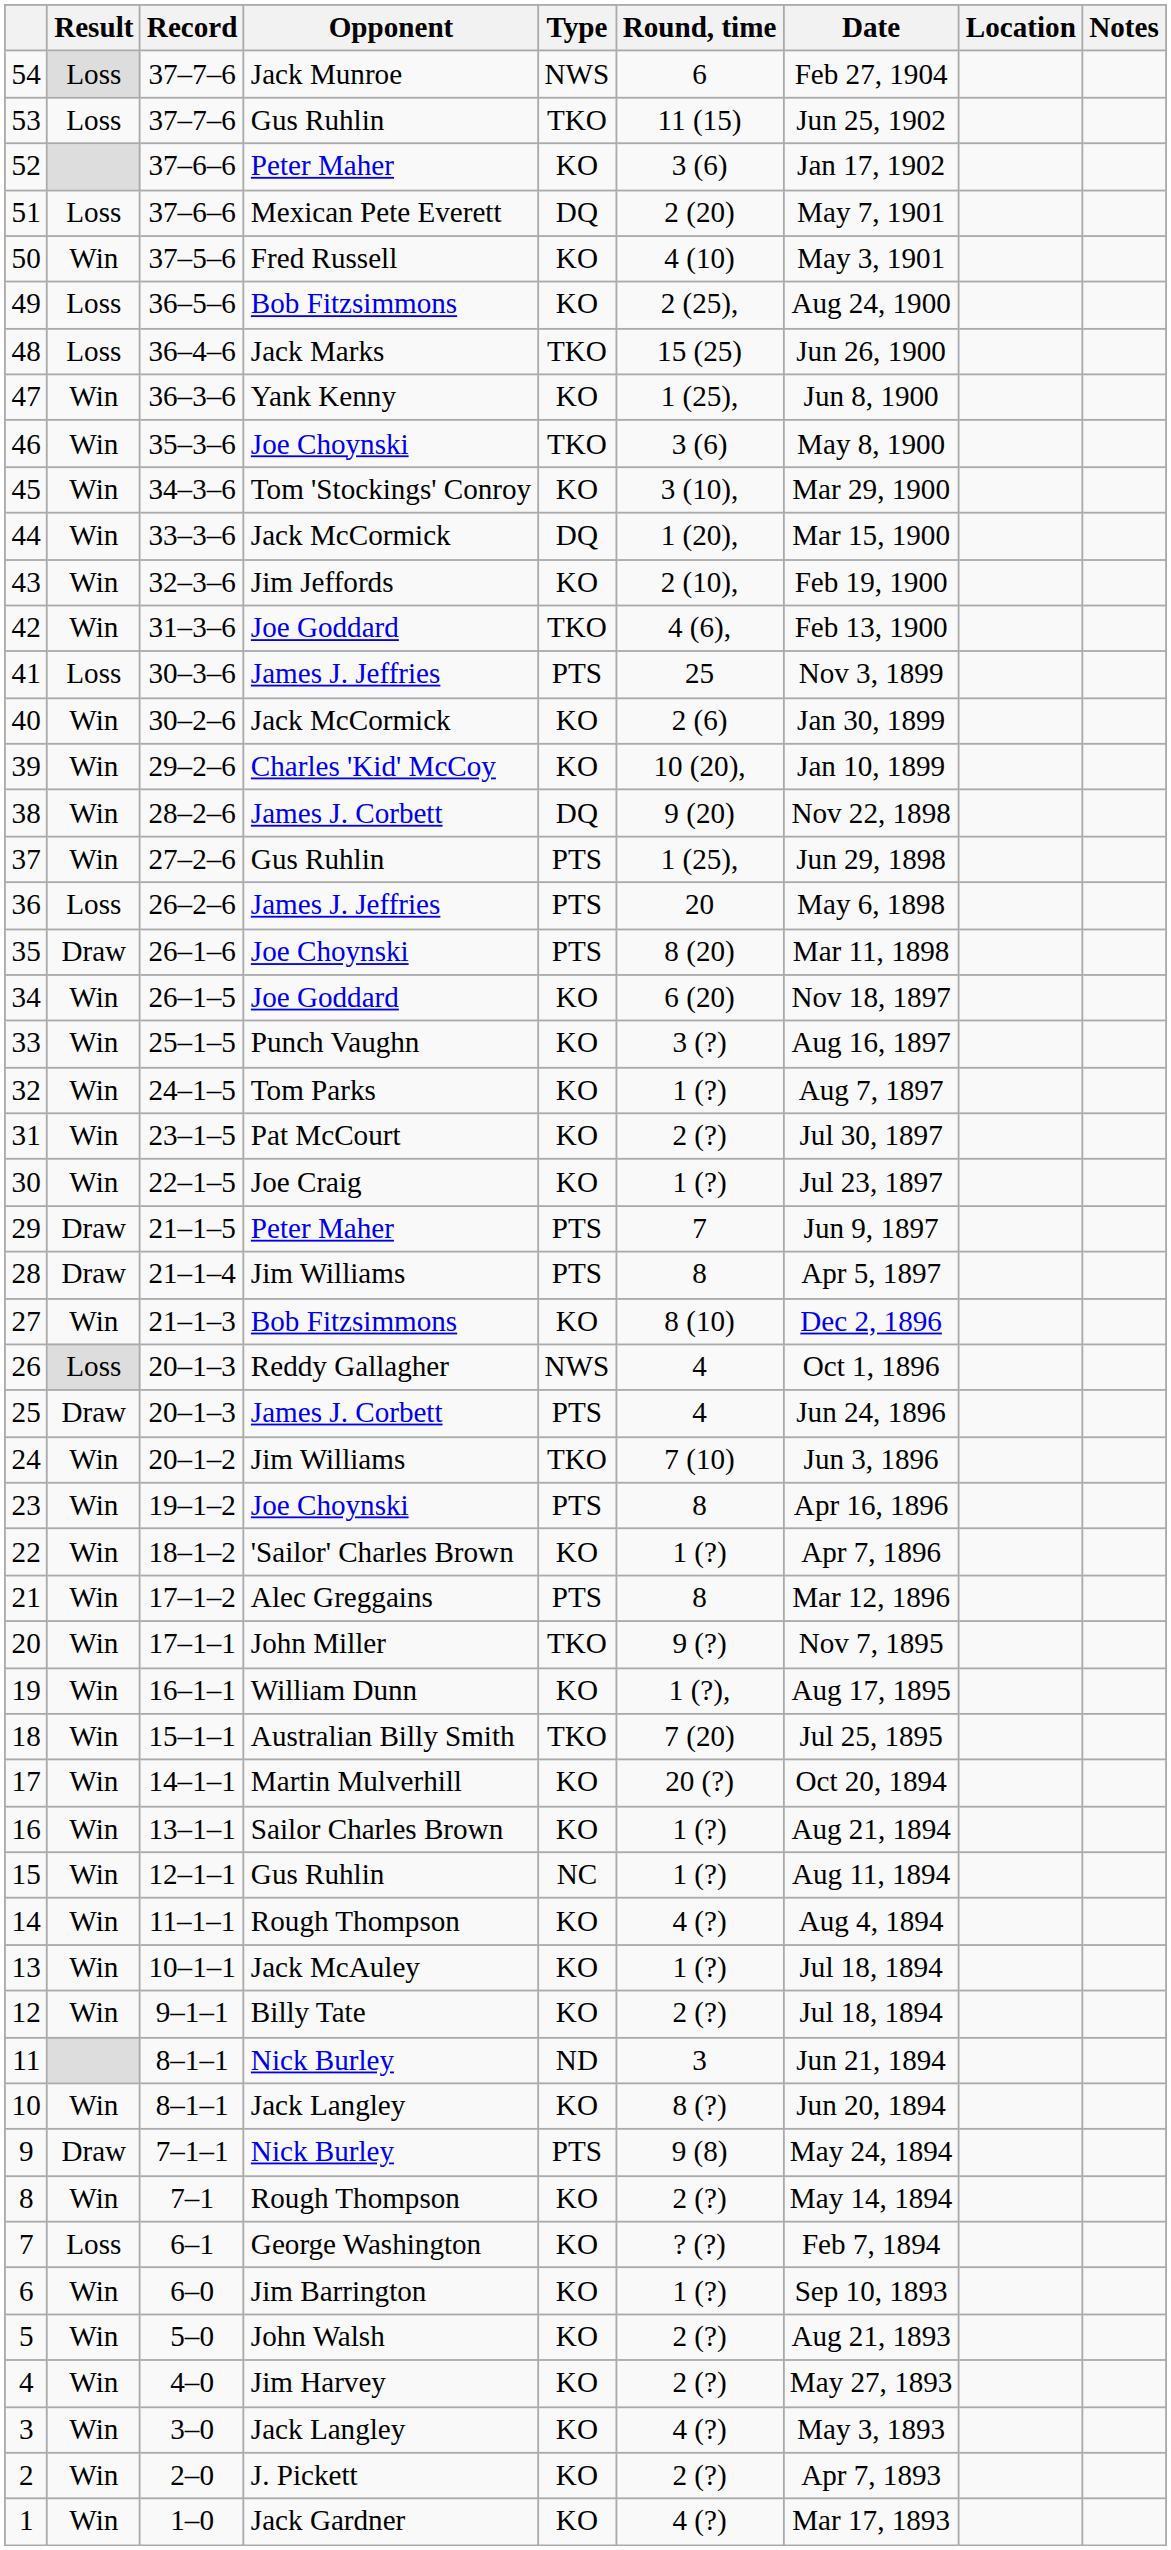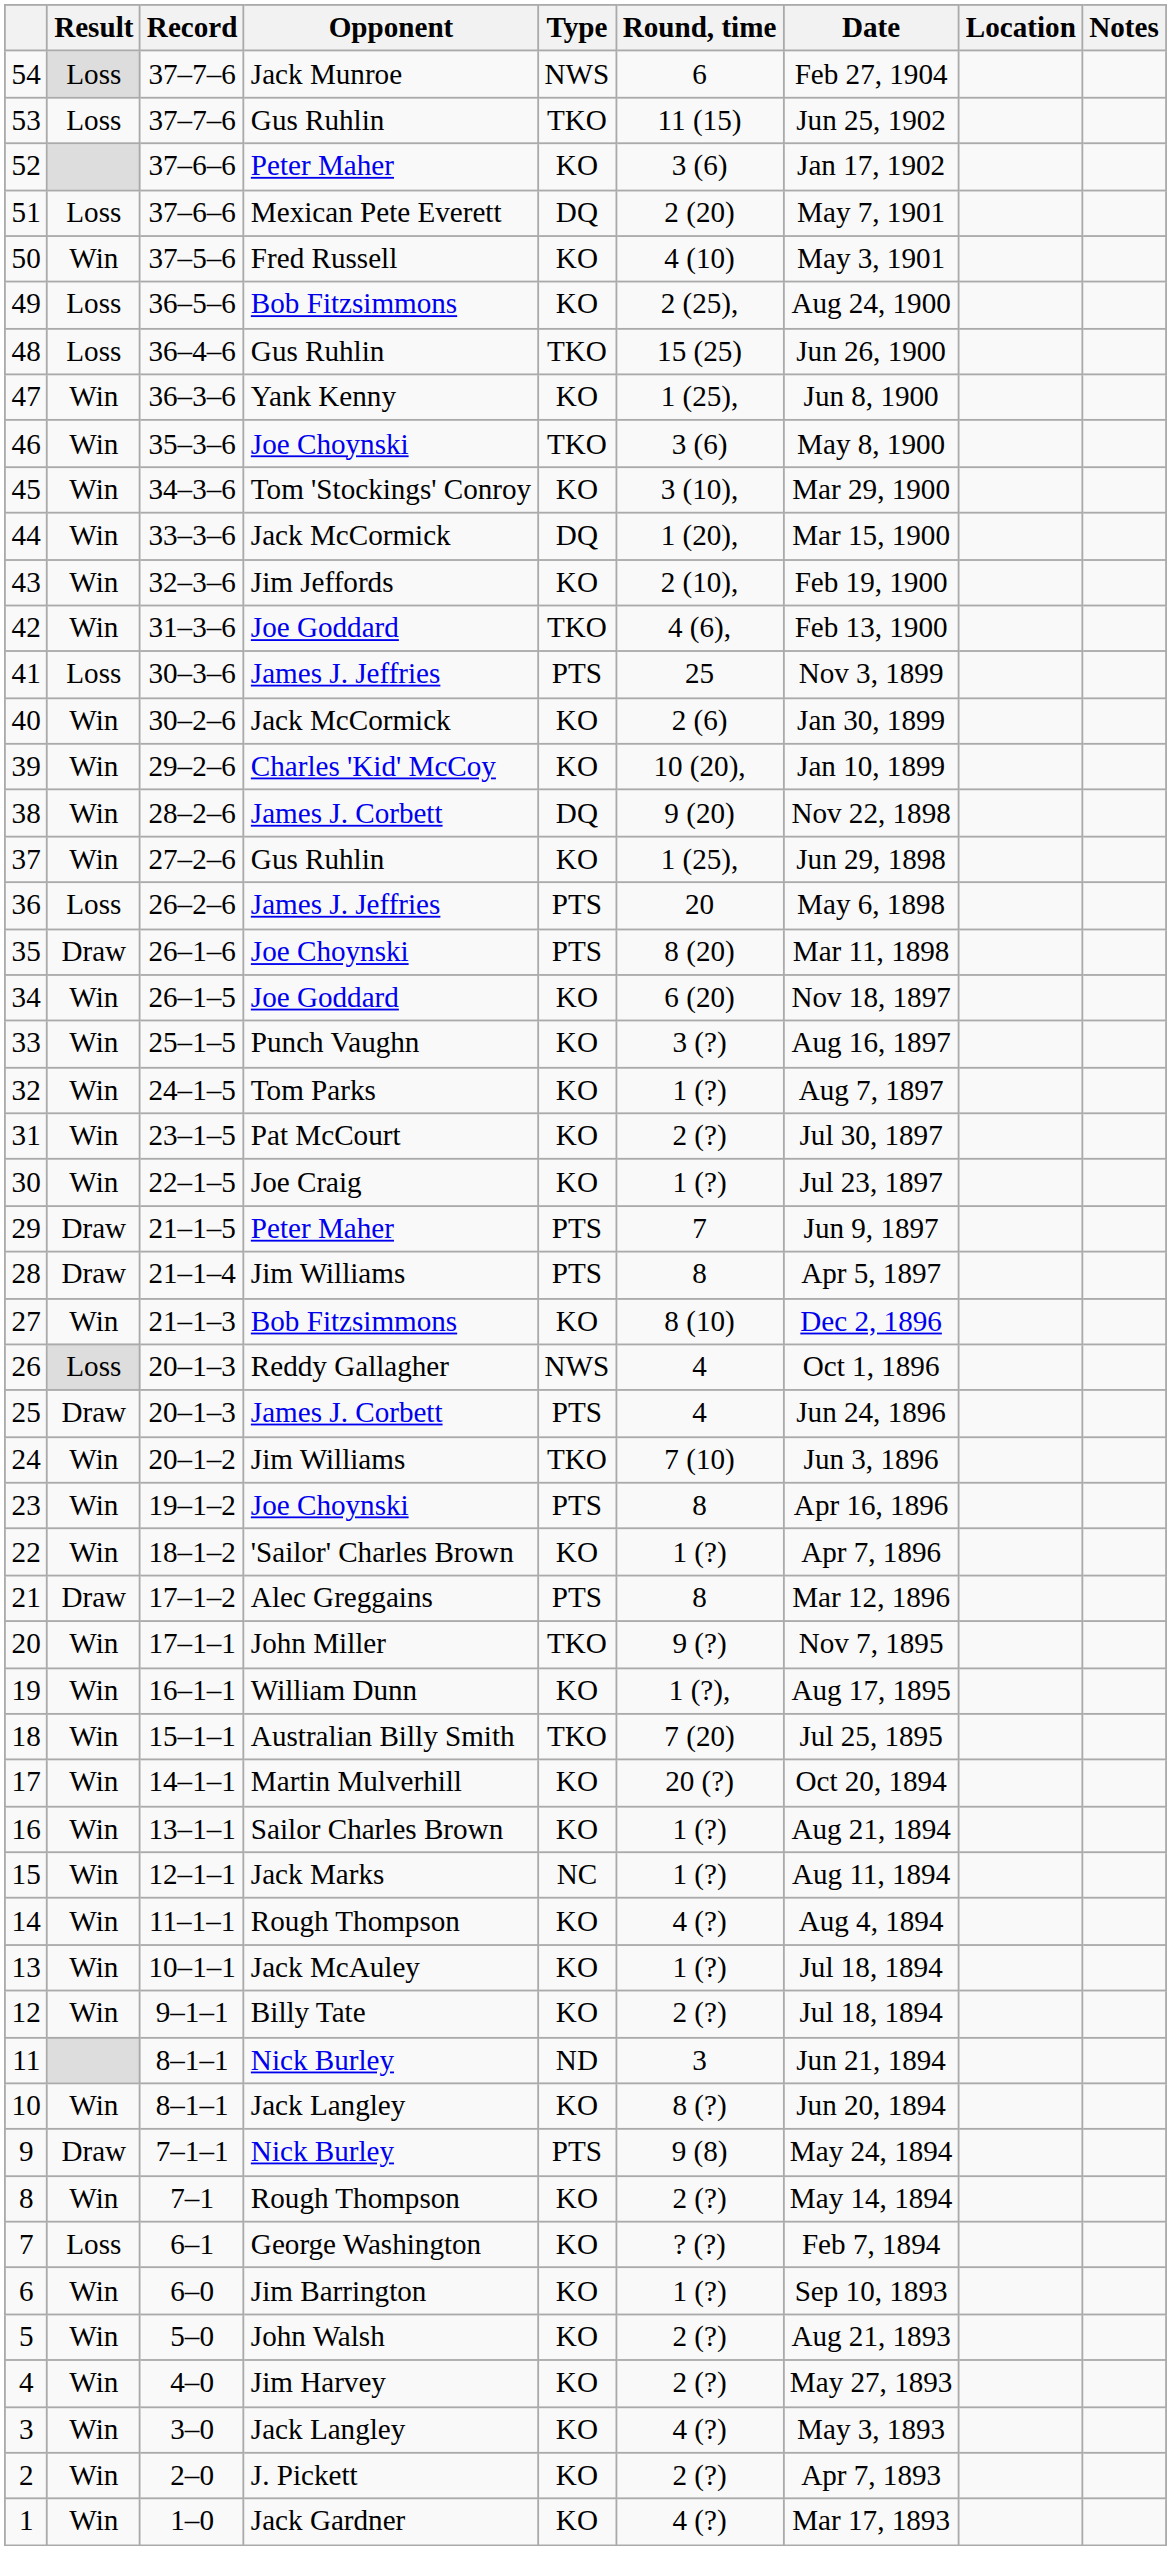(318, 350) Jack Marks -> (318, 350) Gus Ruhlin
(577, 858) PTS -> (577, 858) KO
(94, 1597) Win -> (94, 1597) Draw
(318, 1874) Gus Ruhlin -> (318, 1874) Jack Marks
